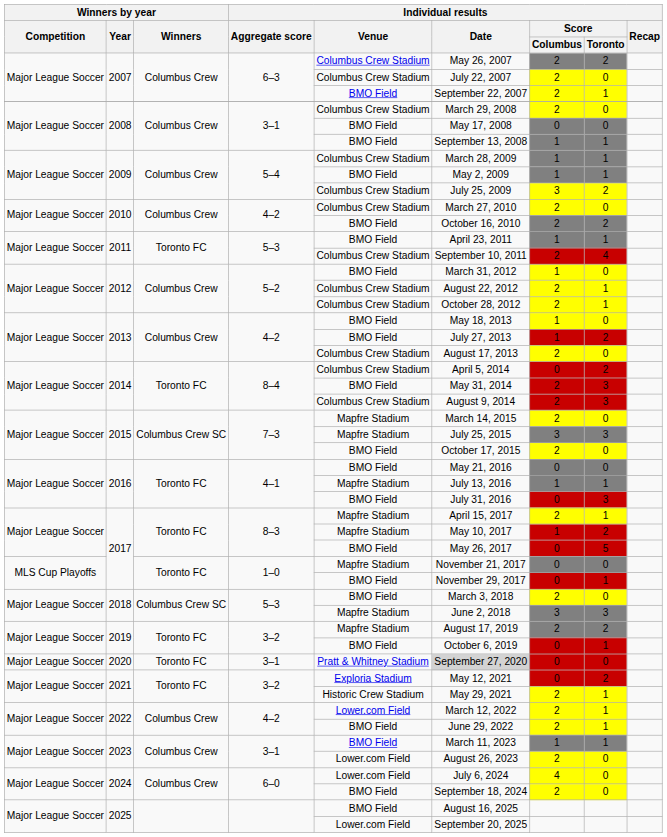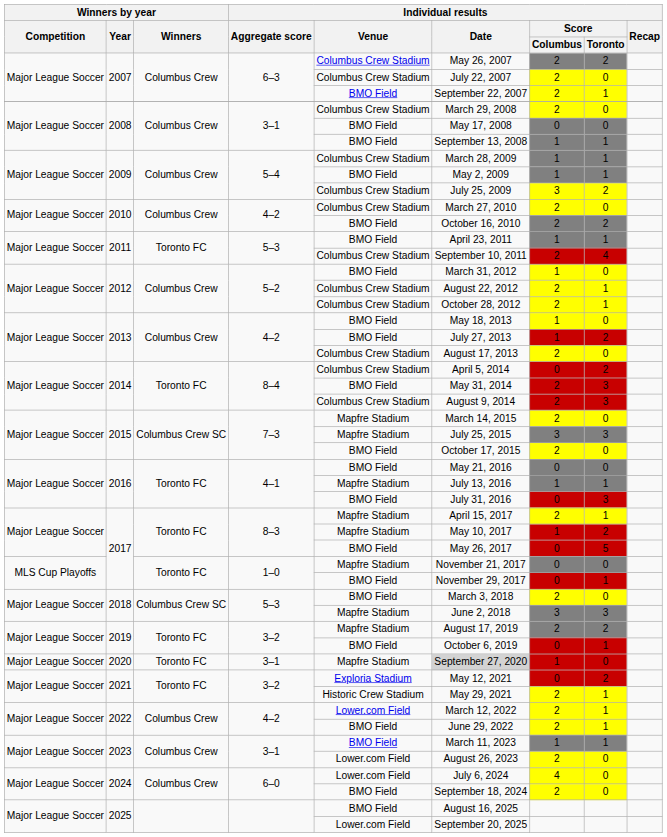(373, 662) Pratt & Whitney Stadium -> (373, 662) Mapfre Stadium
(557, 662) 0 -> (557, 662) 1
